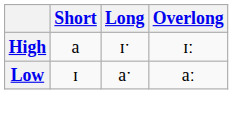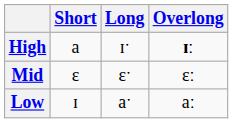(188, 46) normal -> (188, 46) bold
+ row: (27, 74)
